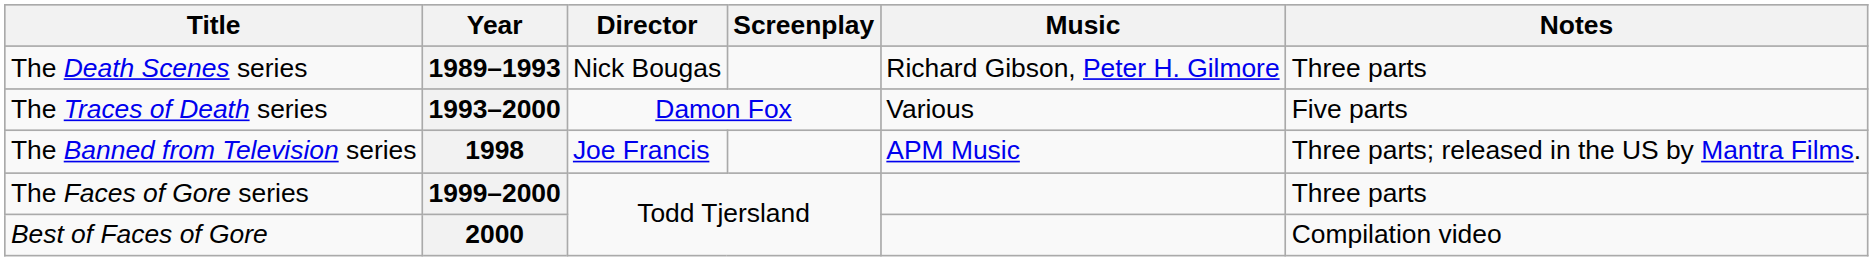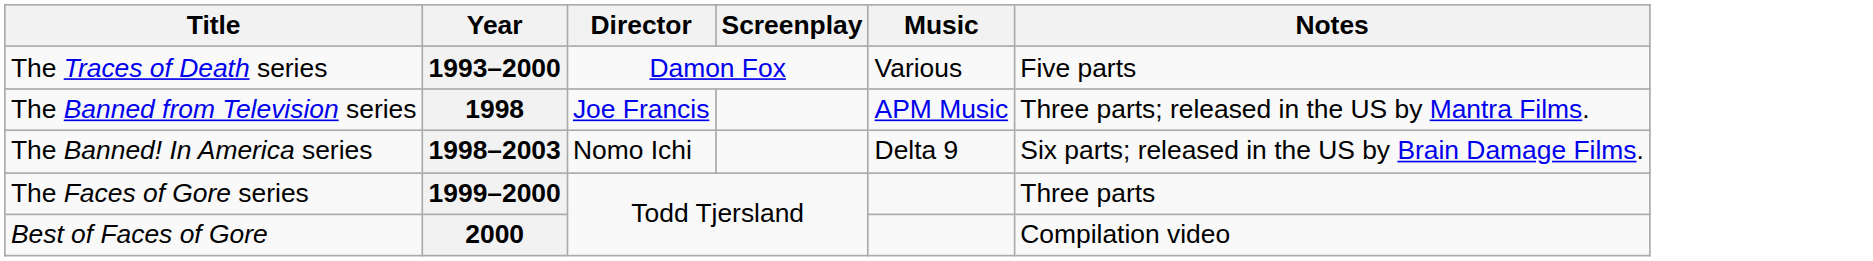- row: (495, 67)
+ row: (495, 151)
